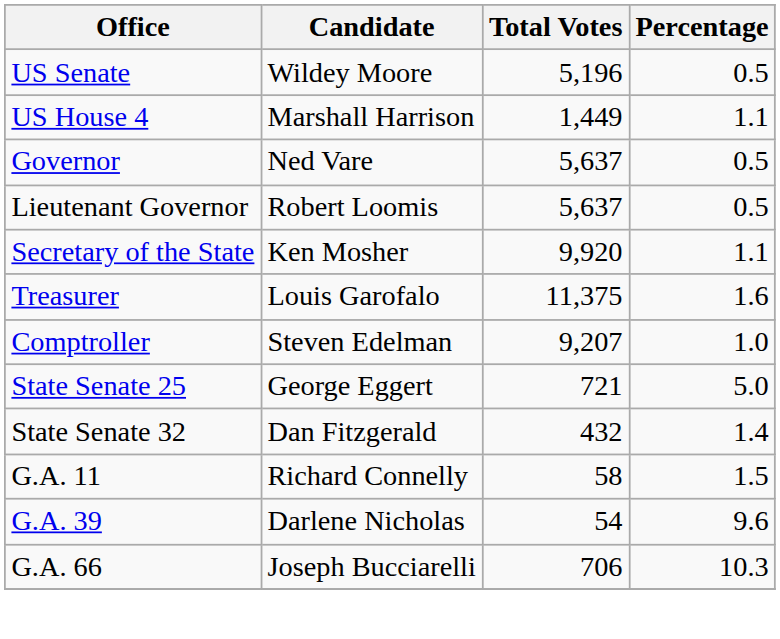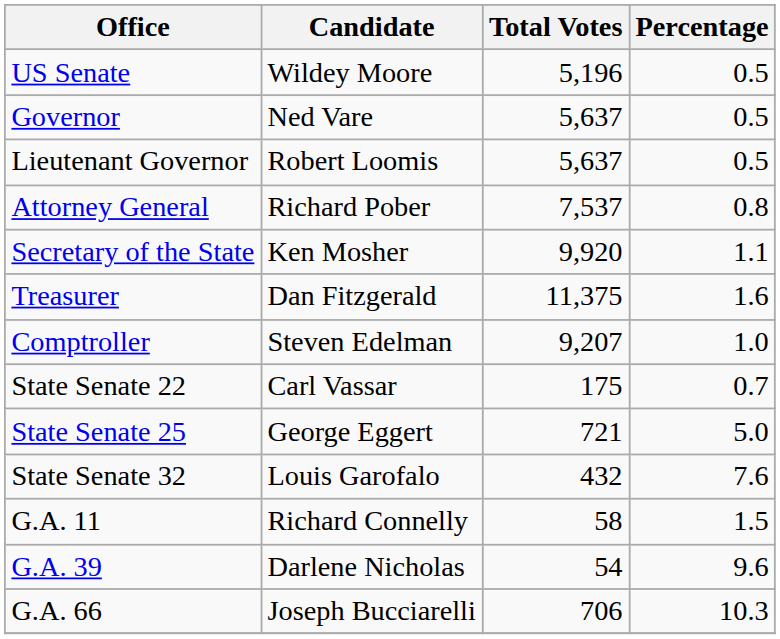- row: (80, 116)
+ row: (110, 206)
(354, 296) Louis Garofalo -> (352, 296) Dan Fitzgerald
+ row: (99, 386)
(352, 431) Dan Fitzgerald -> (354, 476) Louis Garofalo
(751, 431) 1.4 -> (751, 476) 7.6
